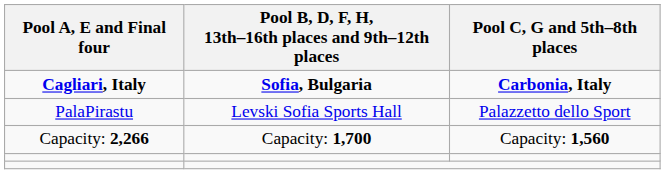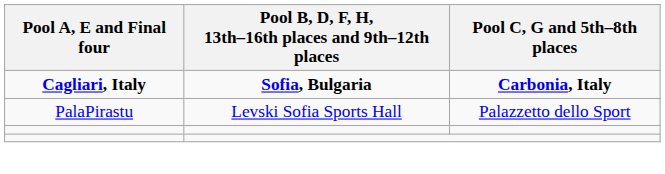- row: (94, 139)
